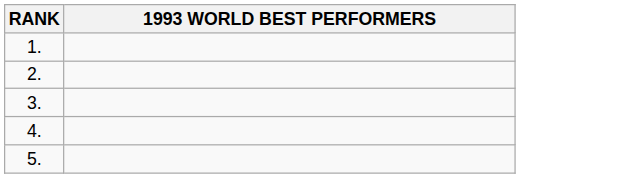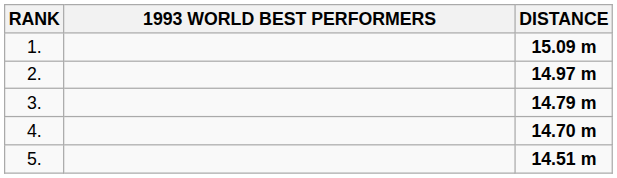+ column: (564, 19)
